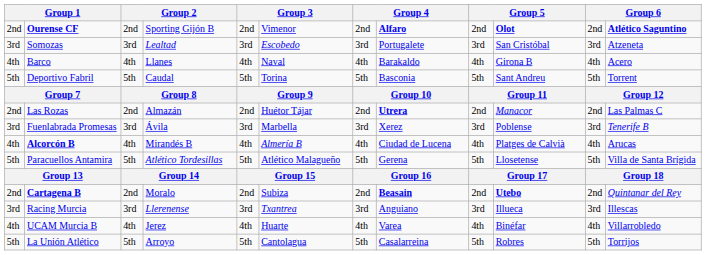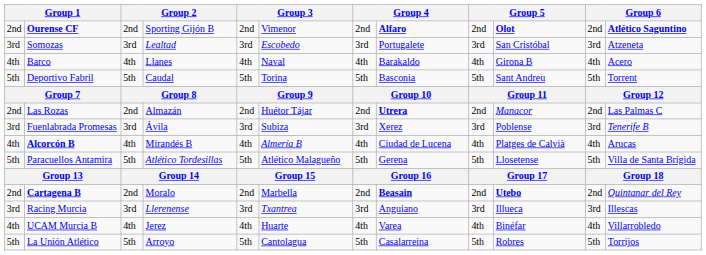(279, 127) Marbella -> (275, 127) Subiza
(275, 193) Subiza -> (279, 193) Marbella
